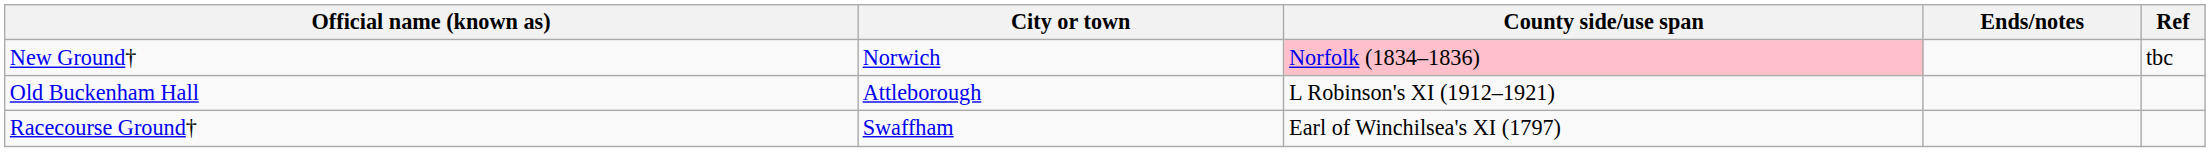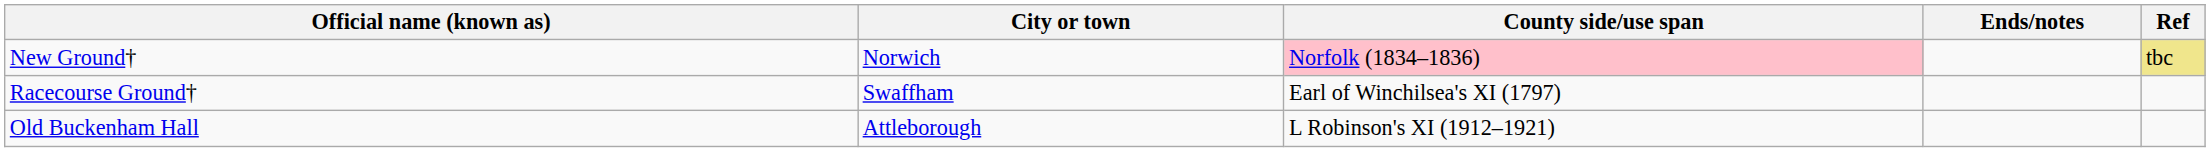(2160, 57) no background -> (2160, 57) khaki background
rows swapped: (104, 92) <-> (103, 127)
